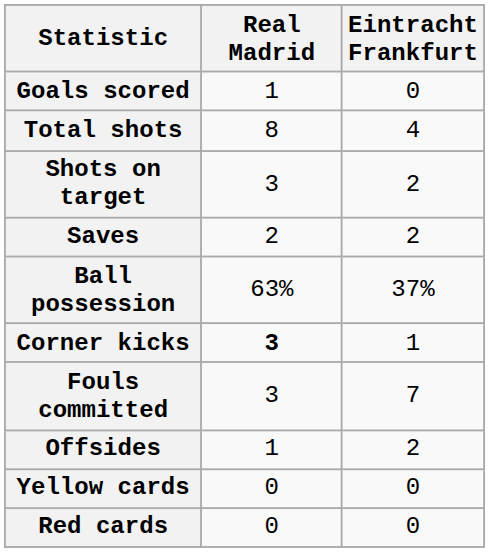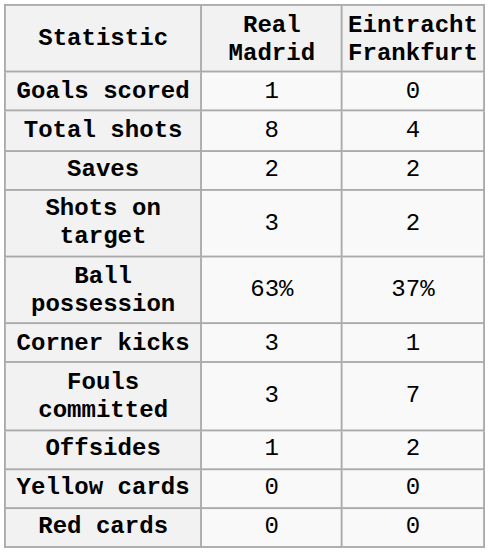rows swapped: (103, 184) <-> (103, 237)
(272, 343) bold -> (272, 343) normal
